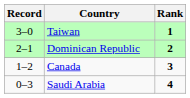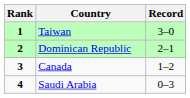columns swapped: (170, 13) <-> (24, 13)
